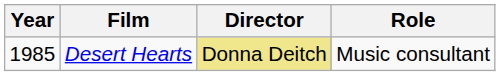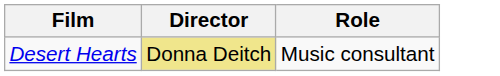- column: (32, 20)
